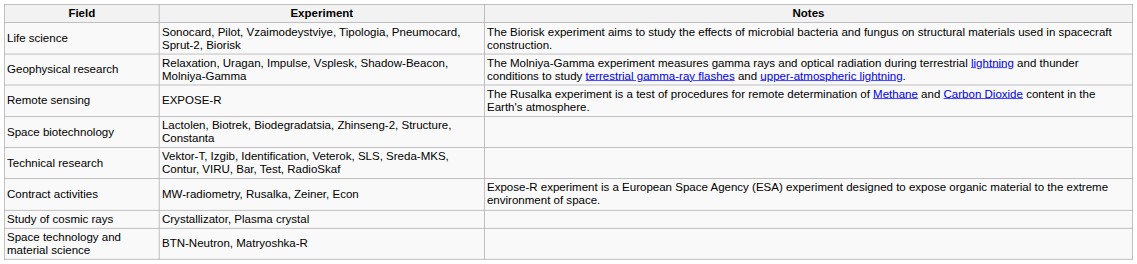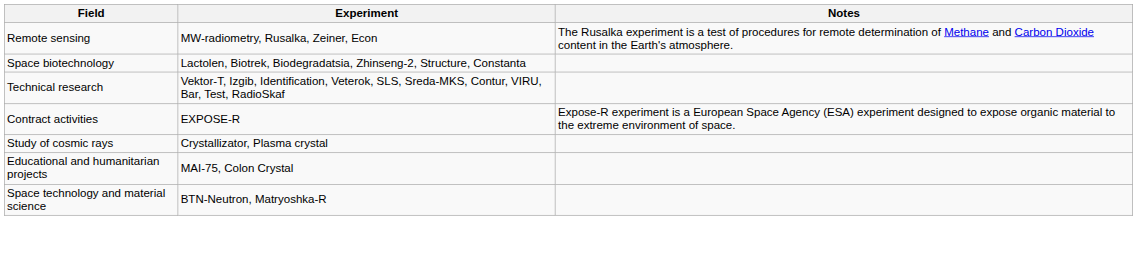- row: (37, 38)
- row: (63, 69)
(192, 100) EXPOSE-R -> (279, 38) MW-radiometry, Rusalka, Zeiner, Econ
(260, 194) MW-radiometry, Rusalka, Zeiner, Econ -> (210, 119) EXPOSE-R
+ row: (83, 168)
